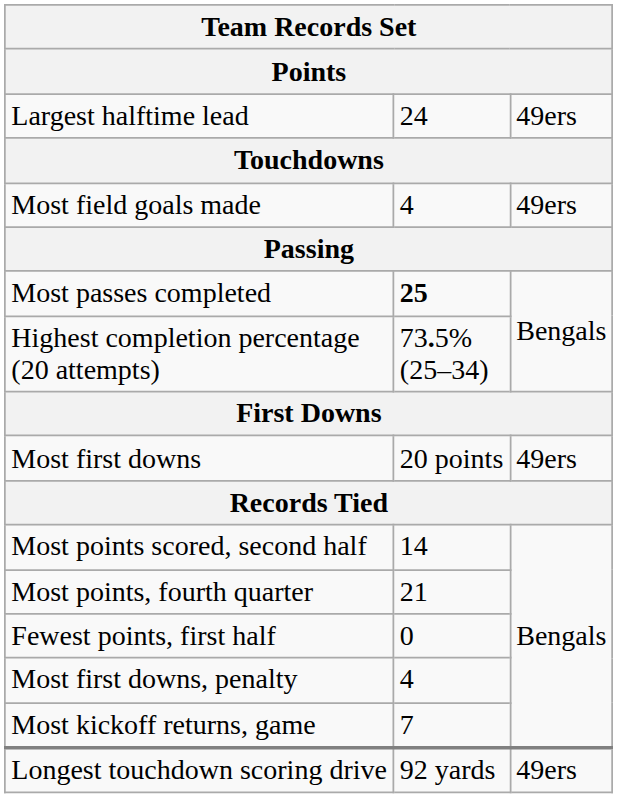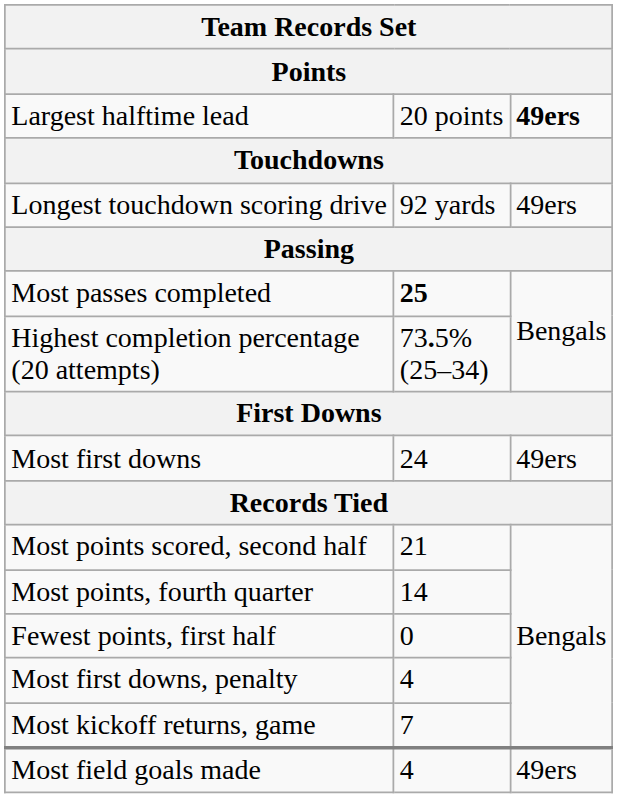(414, 115) 24 -> (452, 115) 20 points
(547, 115) normal -> (548, 115) bold
rows swapped: (199, 770) <-> (136, 204)
(452, 457) 20 points -> (414, 457) 24
(414, 546) 14 -> (414, 546) 21
(414, 591) 21 -> (414, 591) 14
